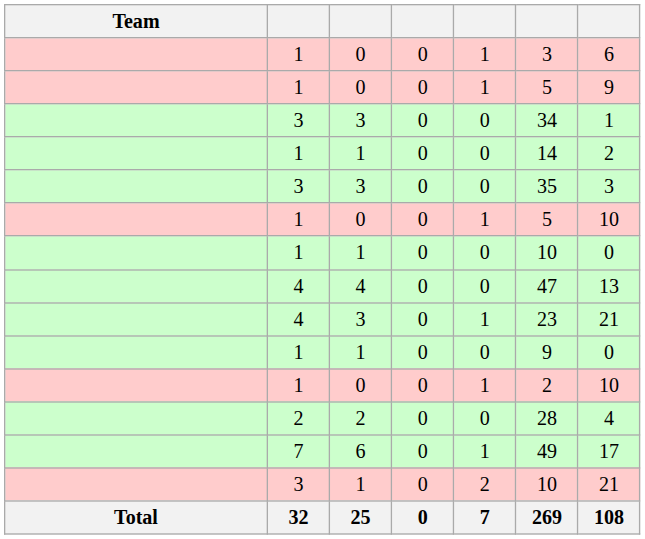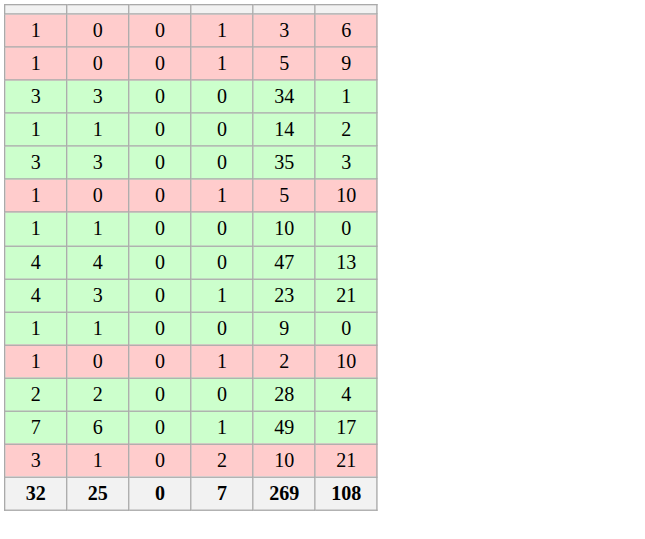- column: (136, 21)
